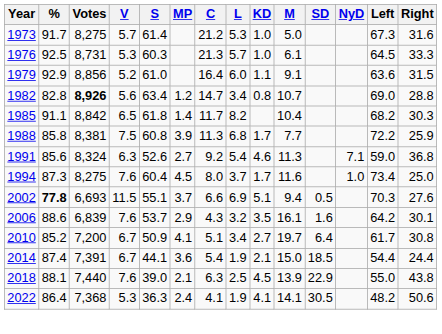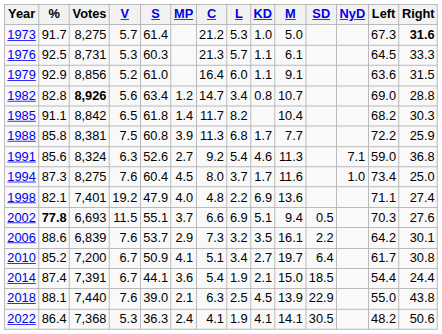(421, 34) normal -> (422, 34) bold
(262, 55) 1.0 -> (263, 55) 1.1
+ row: (22, 197)
(214, 217) 4.3 -> (215, 237) 7.3
(324, 217) 1.6 -> (325, 237) 2.2
